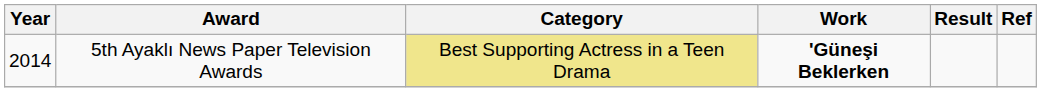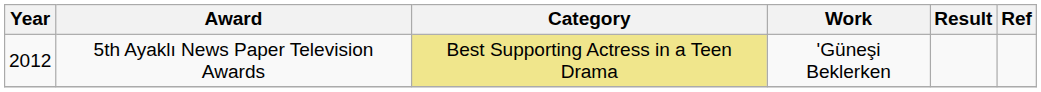(30, 60) 2014 -> (30, 60) 2012
(844, 60) bold -> (849, 60) normal
